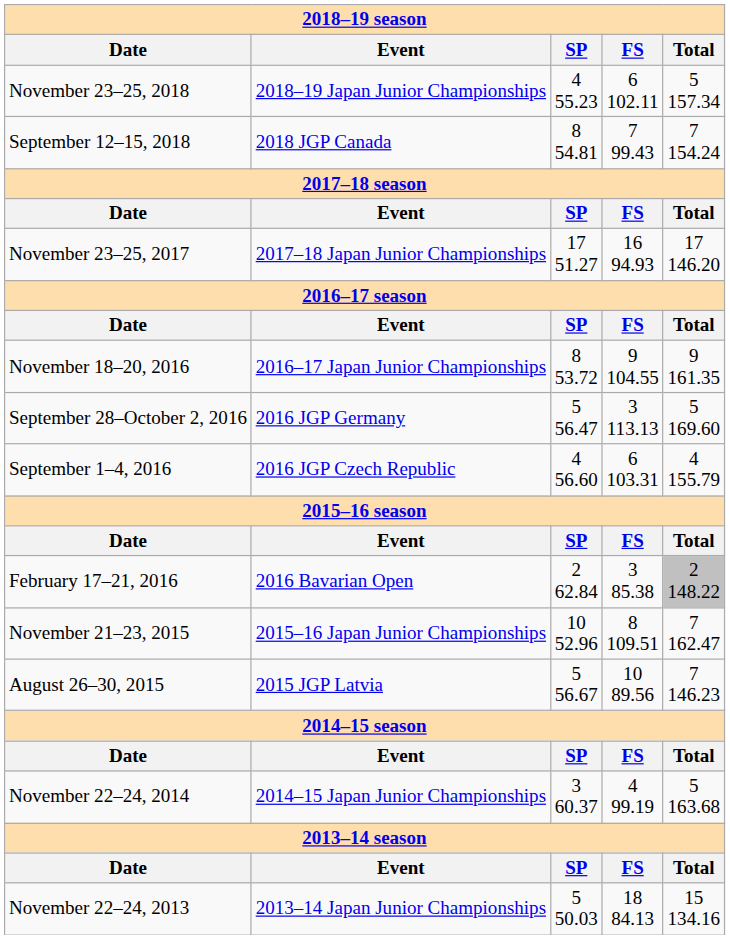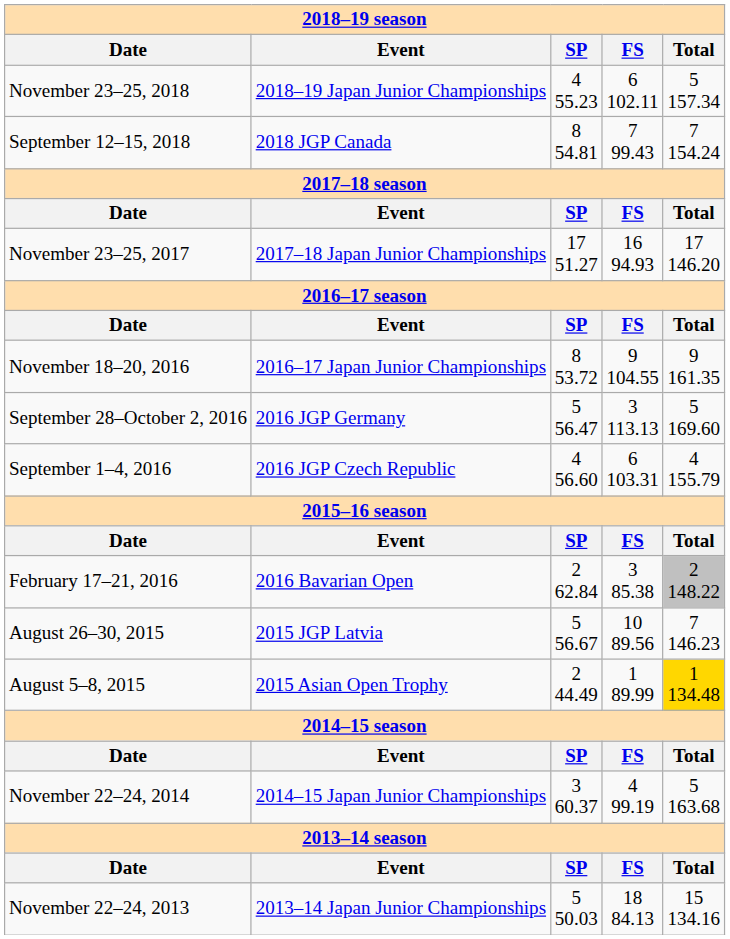- row: (99, 633)
+ row: (77, 684)
